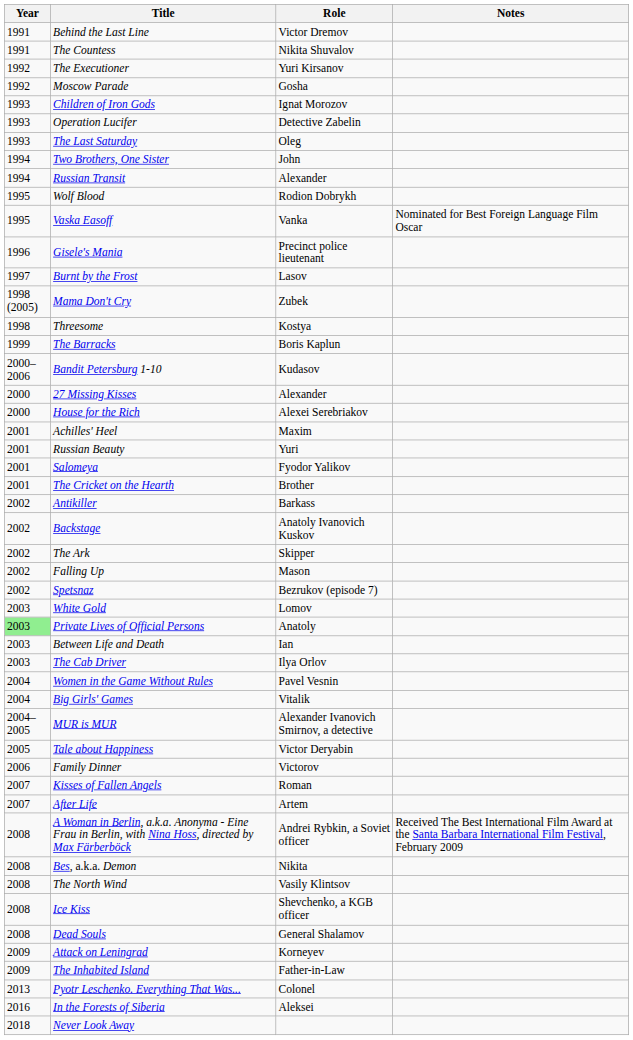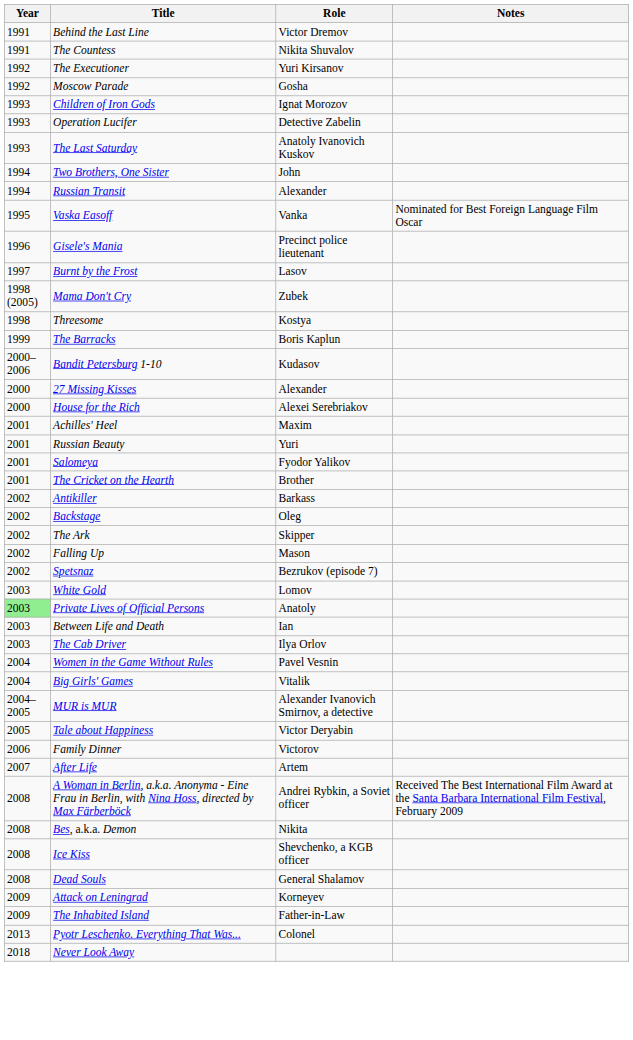(290, 141) Oleg -> (322, 148) Anatoly Ivanovich Kuskov
- row: (79, 196)
(322, 528) Anatoly Ivanovich Kuskov -> (290, 516) Oleg
- row: (107, 785)
- row: (90, 884)
- row: (109, 1007)
